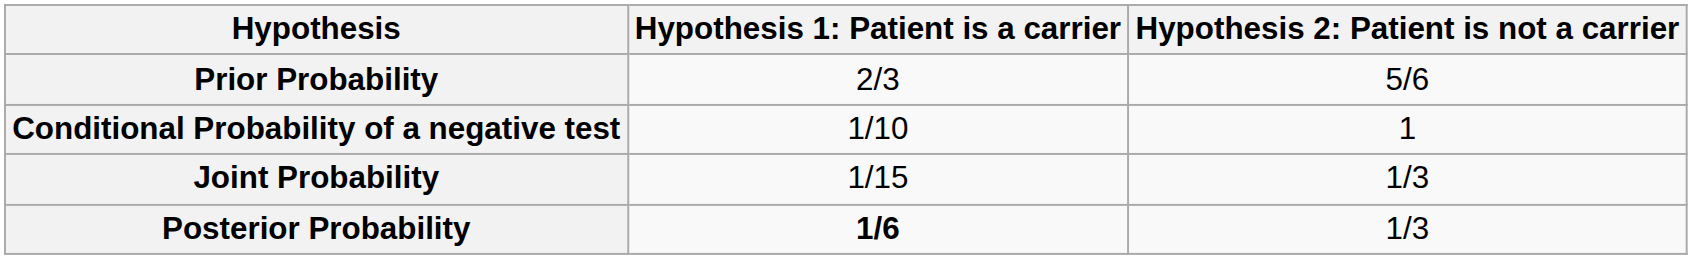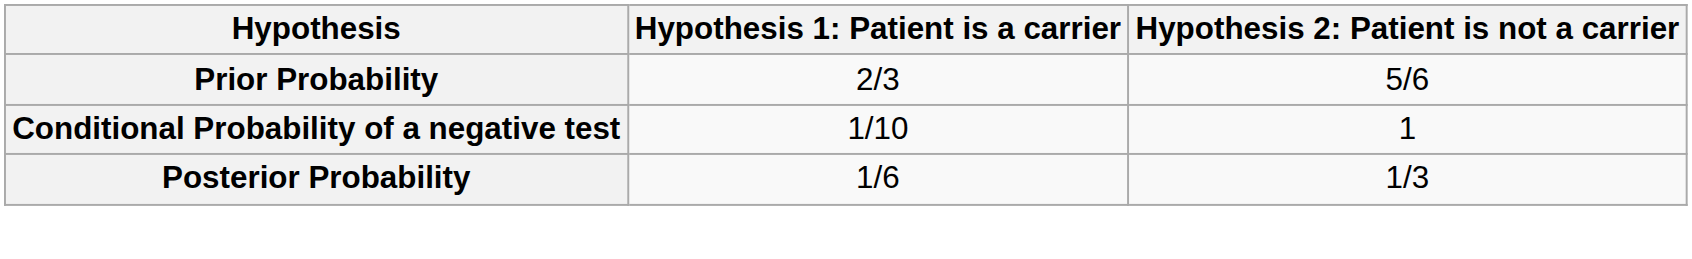- row: (316, 178)
(878, 228) bold -> (878, 178) normal
